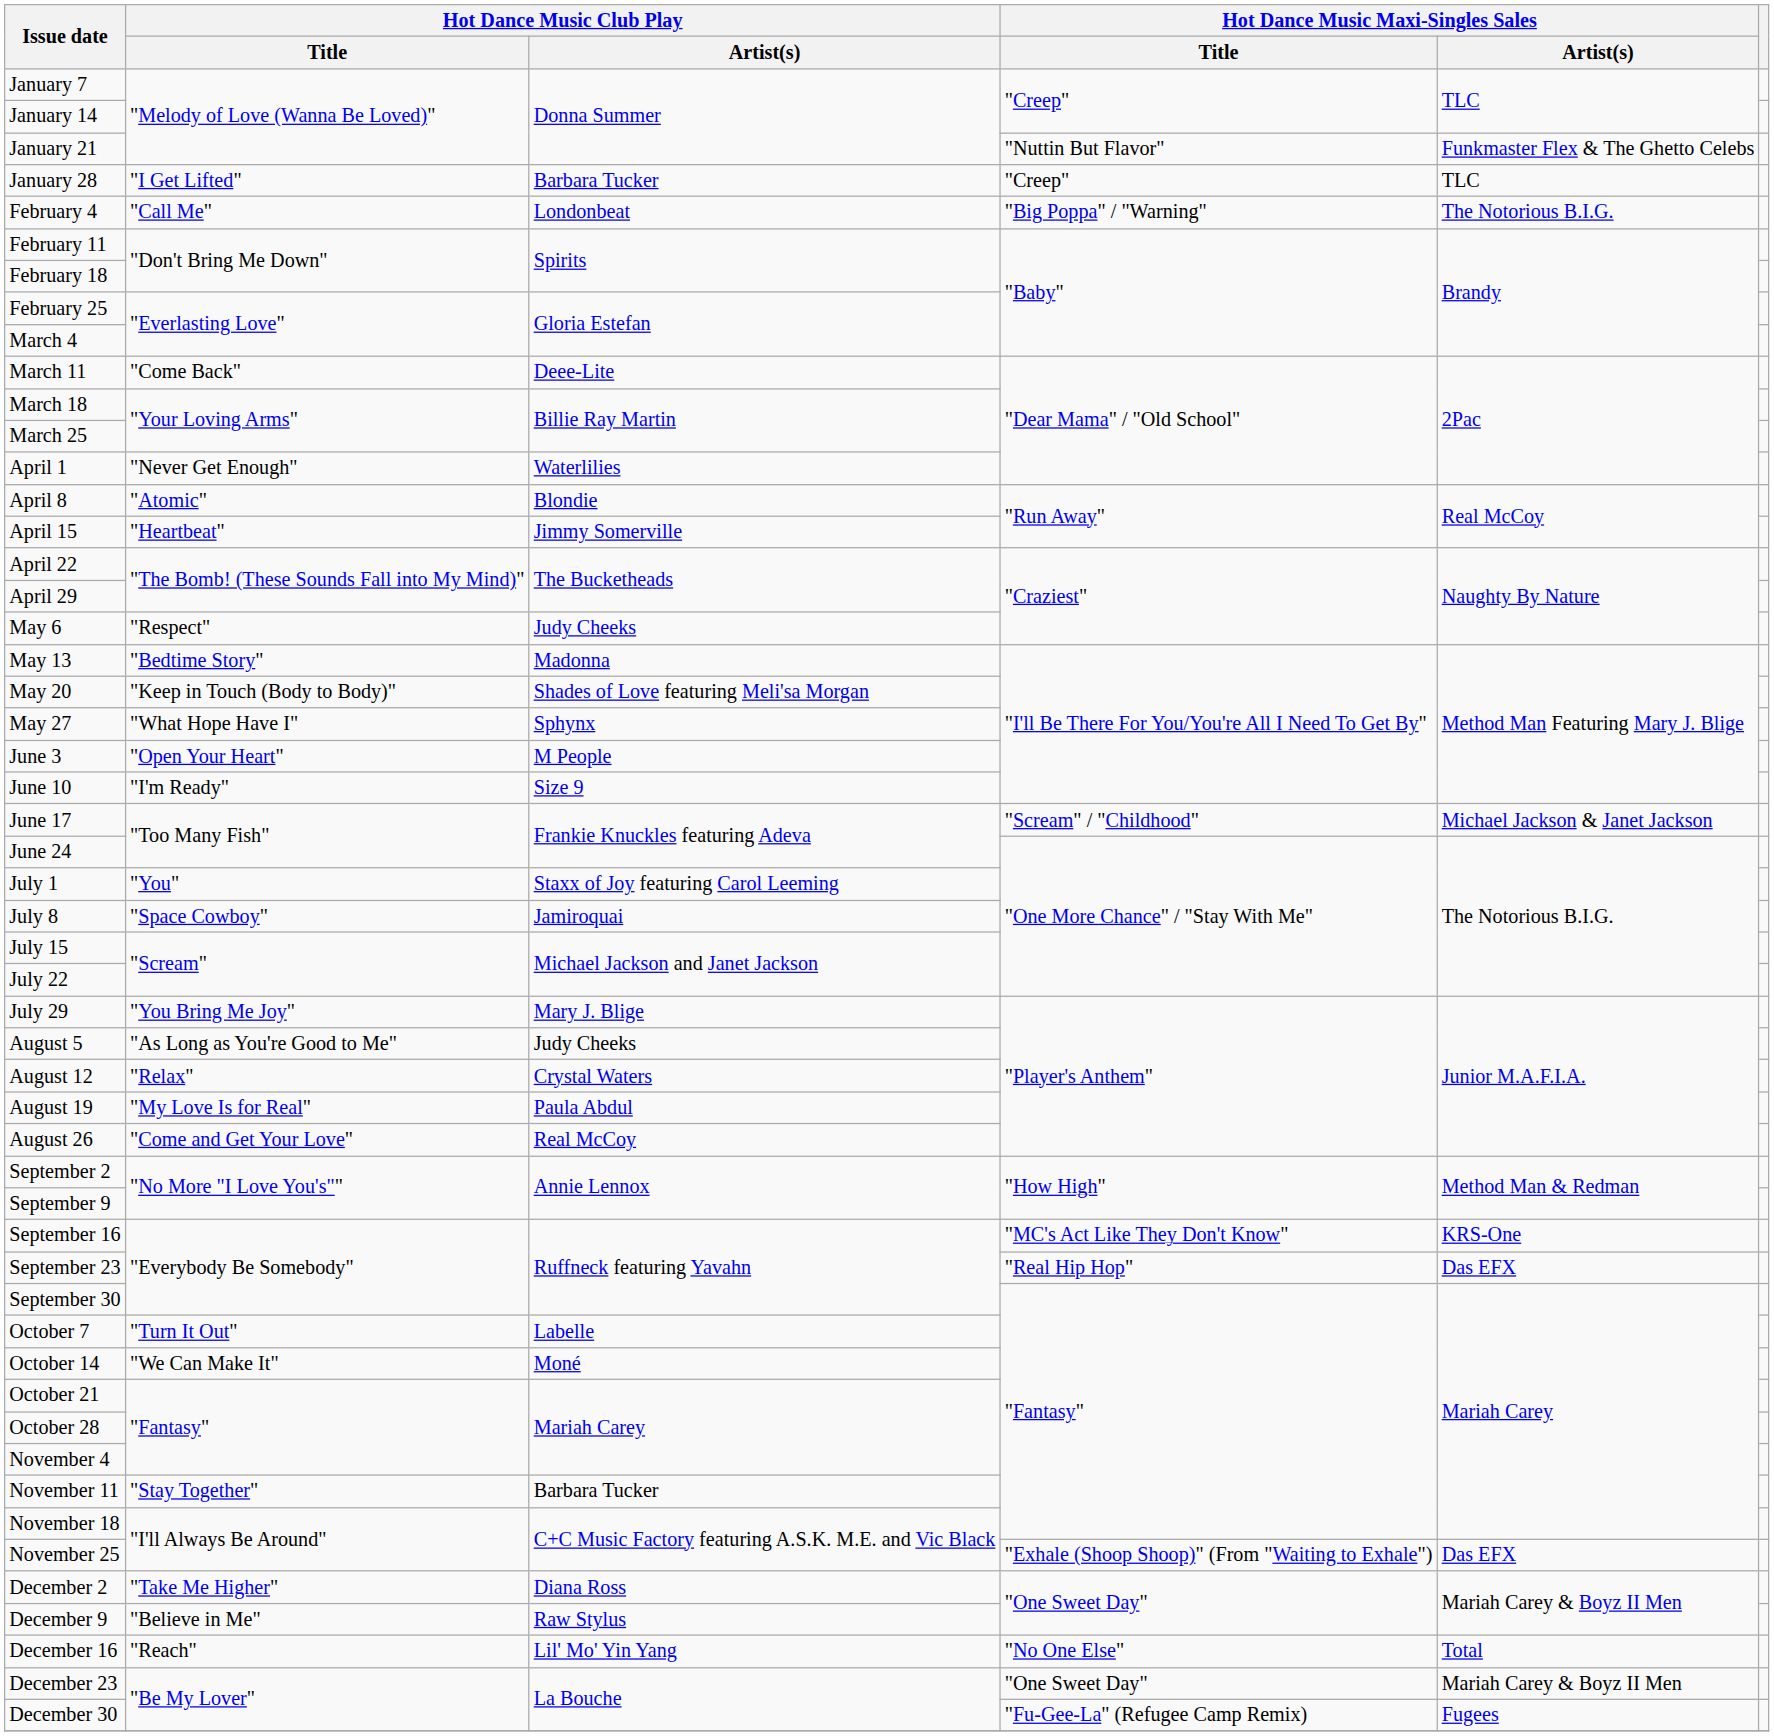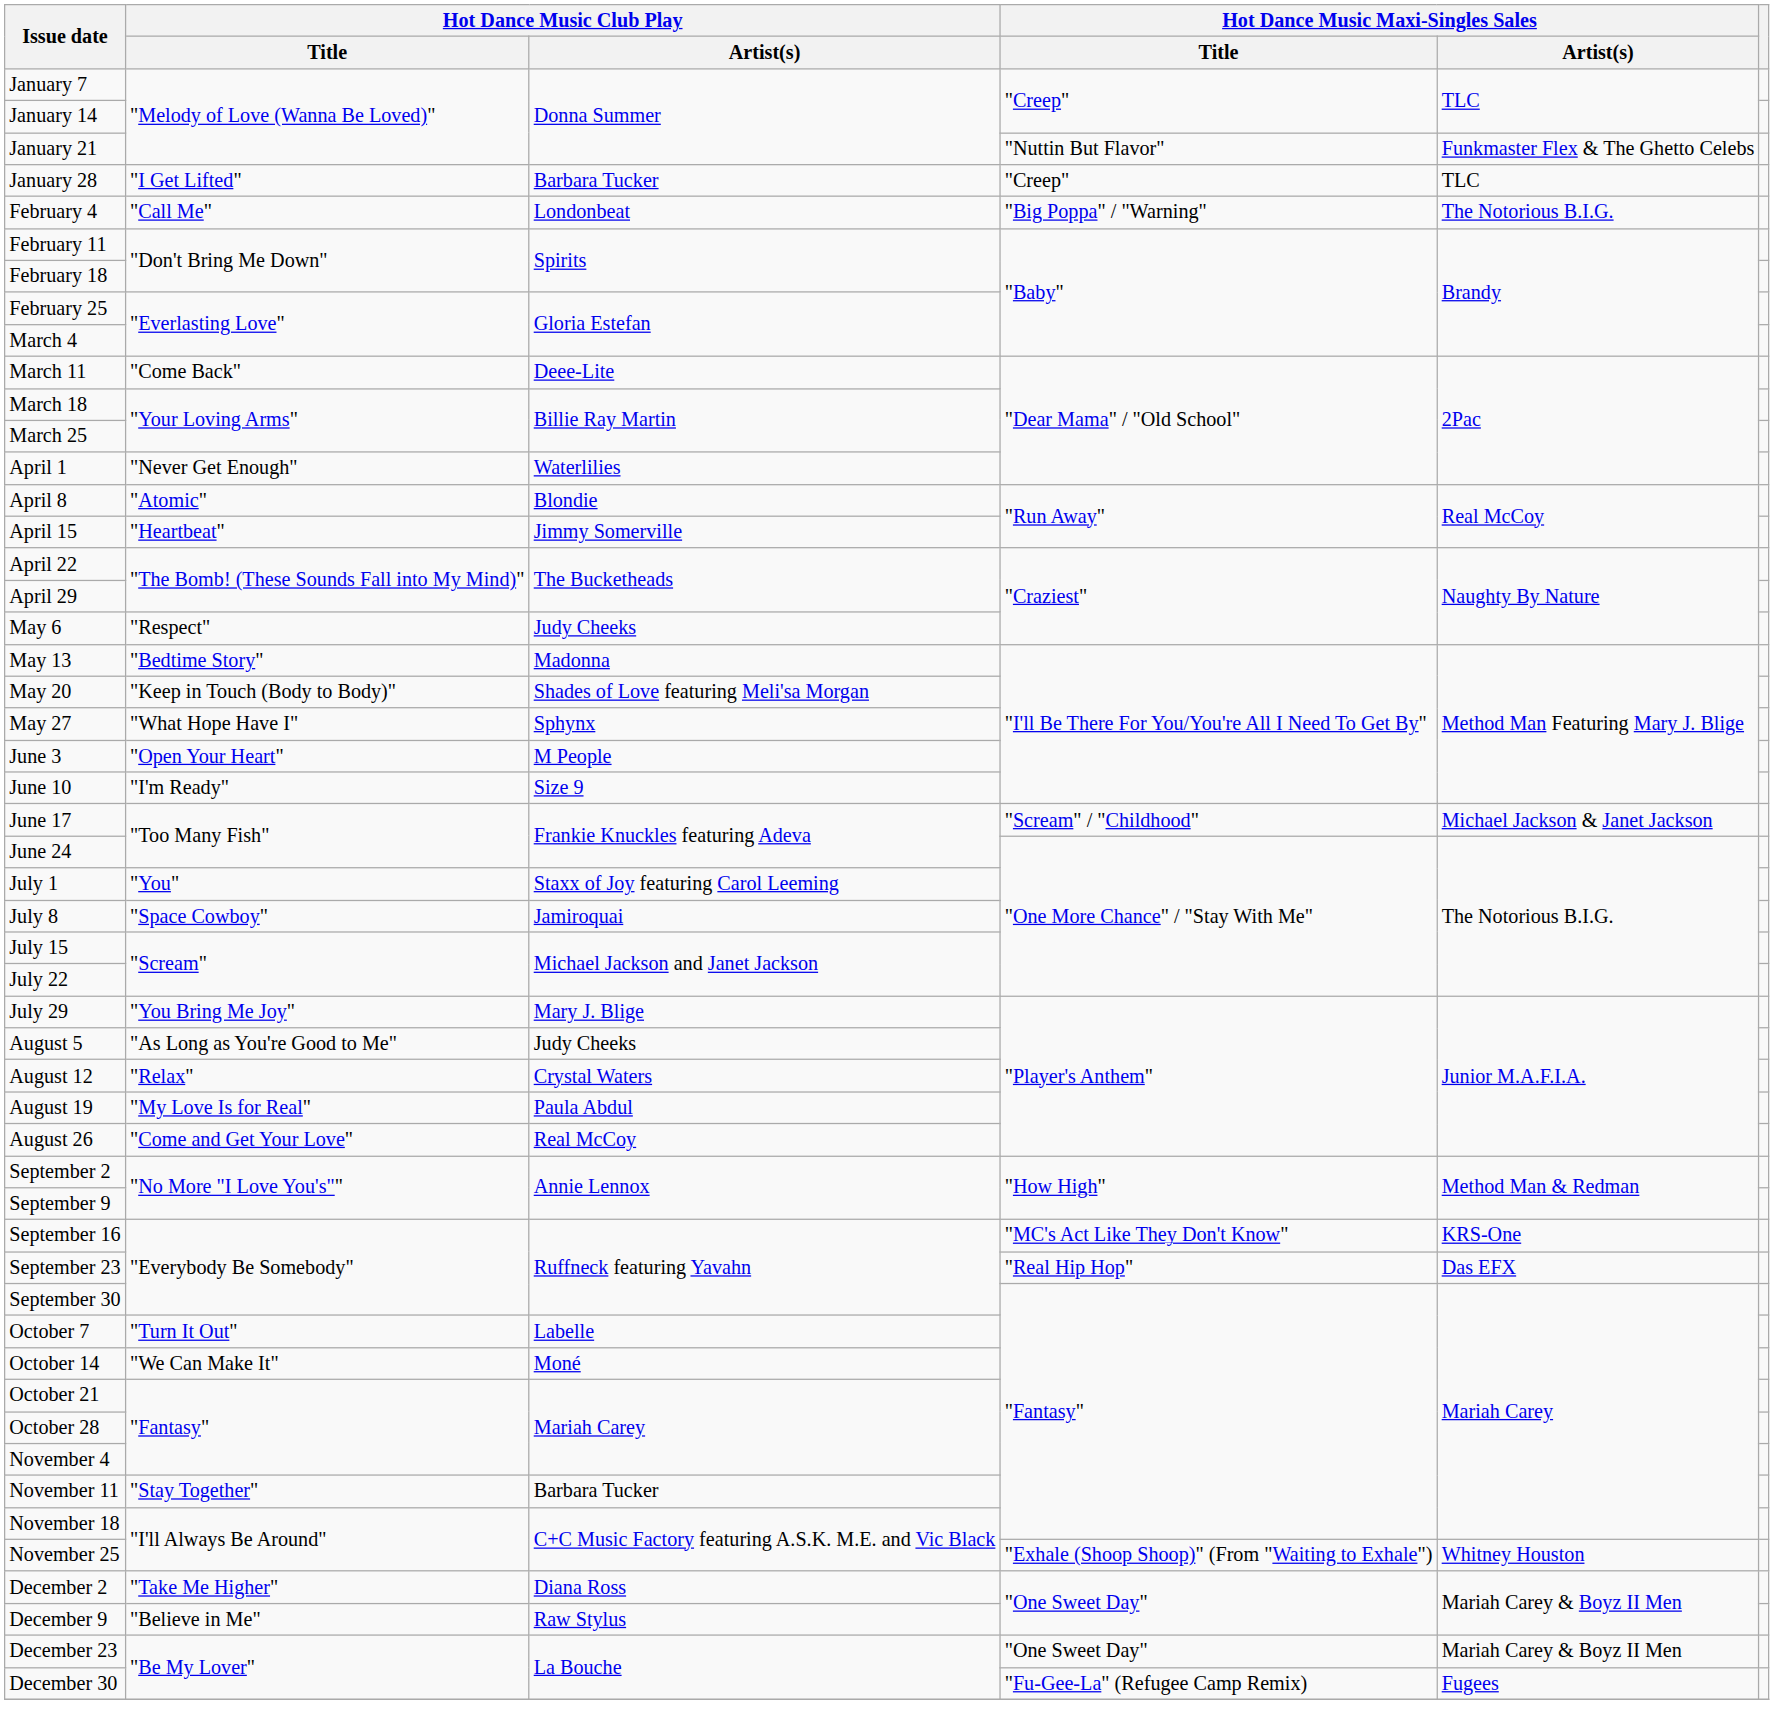(1479, 1555) Das EFX -> (1513, 1555) Whitney Houston
- row: (63, 1651)
